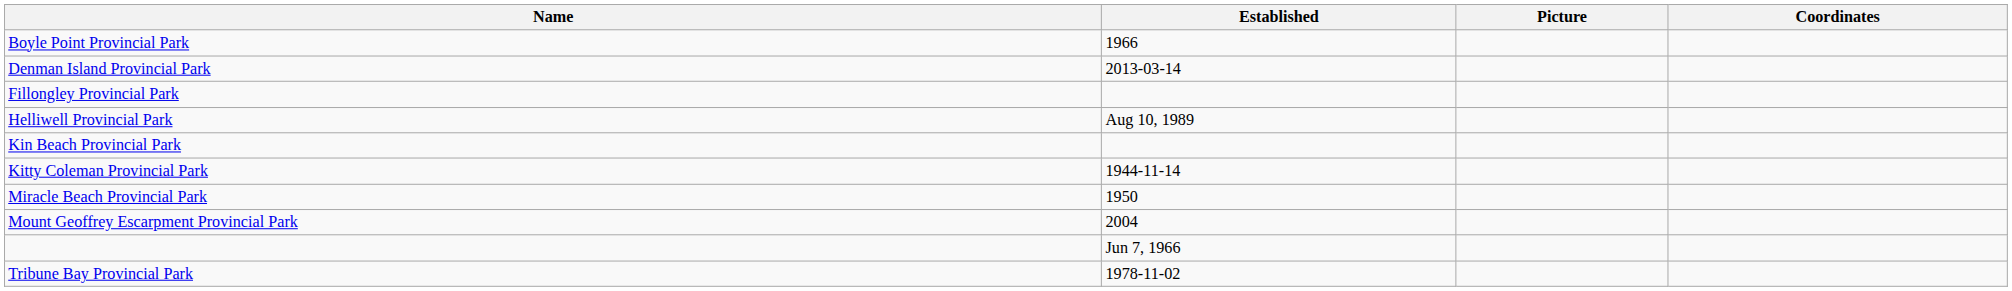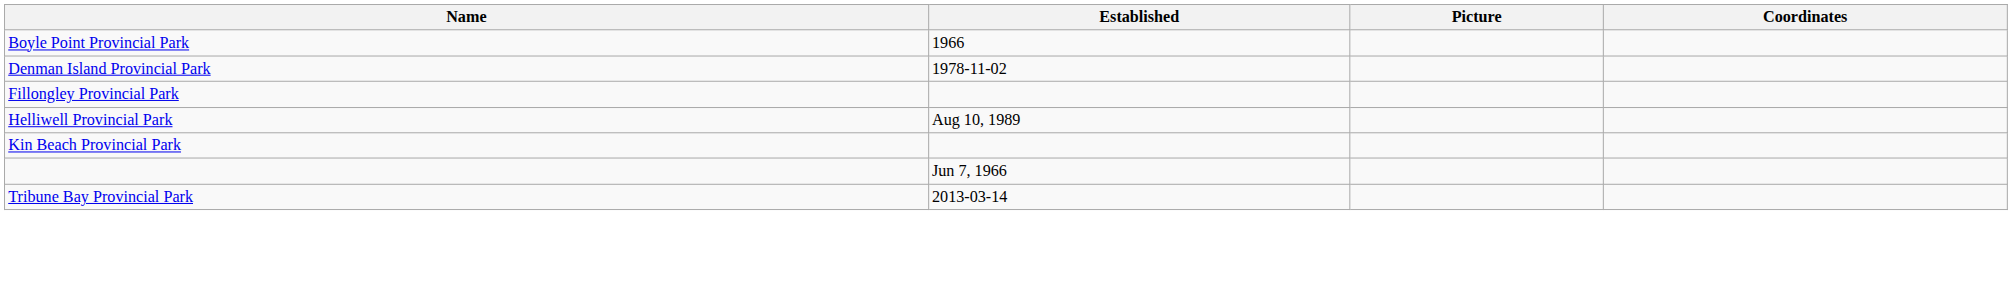(1143, 68) 2013-03-14 -> (969, 68) 1978-11-02
- row: (108, 171)
- row: (108, 196)
- row: (153, 222)
(1143, 273) 1978-11-02 -> (970, 196) 2013-03-14
